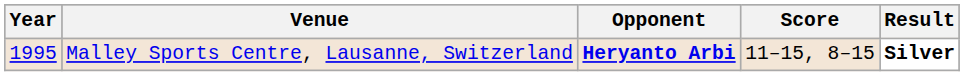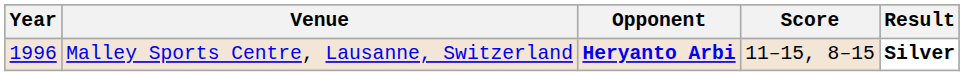(33, 54) 1995 -> (33, 54) 1996
